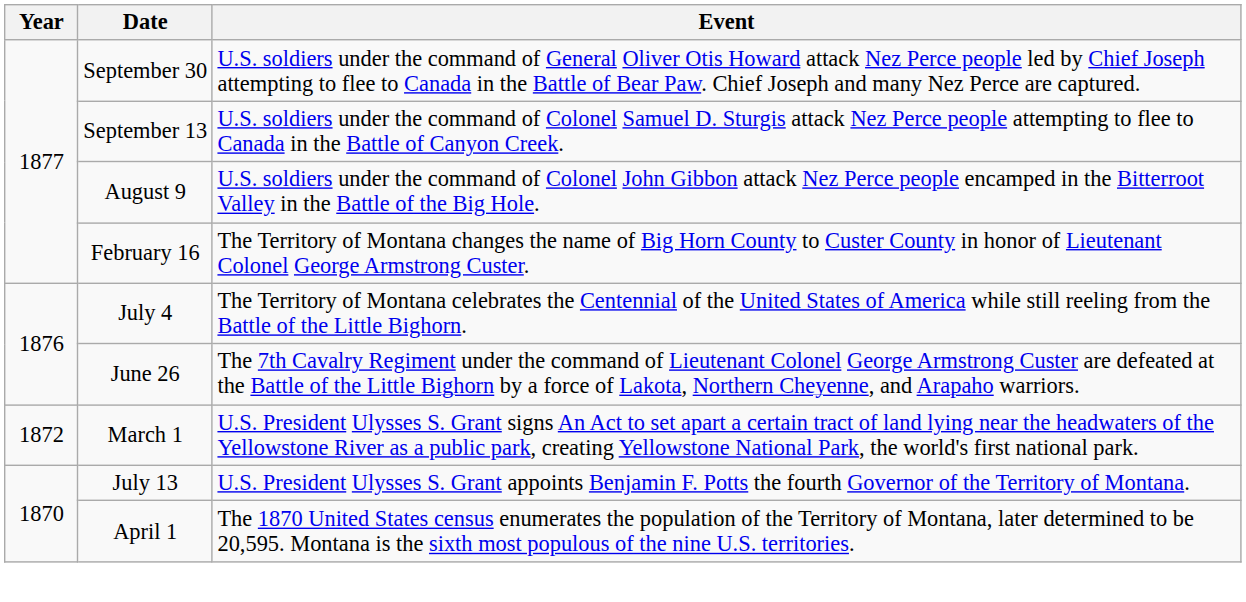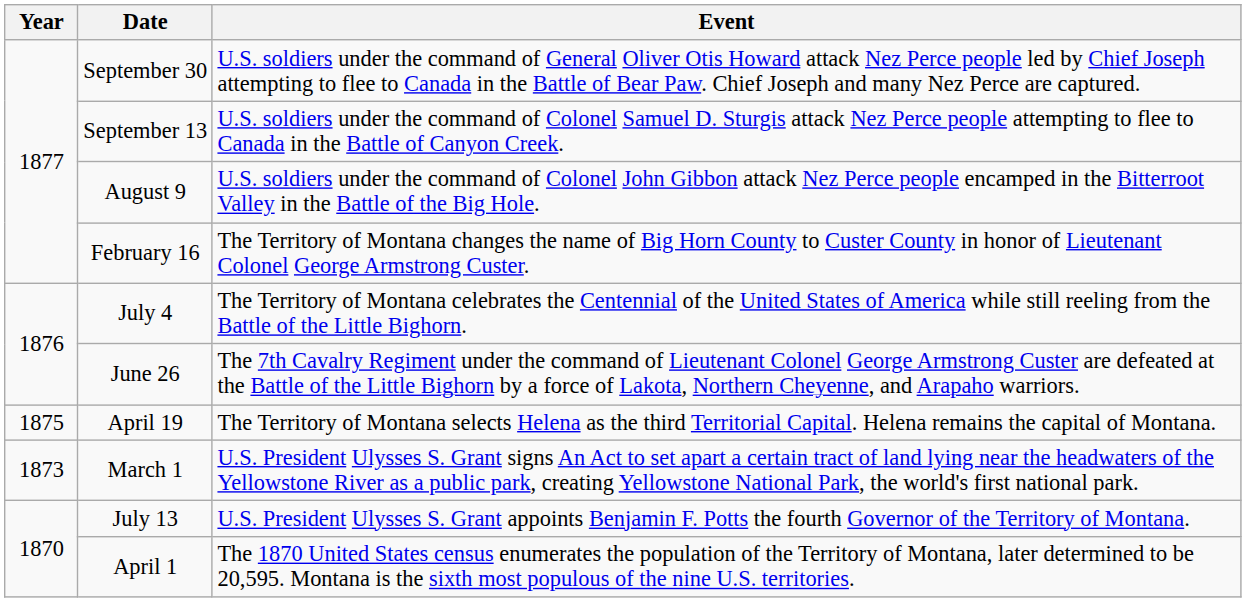+ row: (145, 422)
(41, 434) 1872 -> (41, 470) 1873
